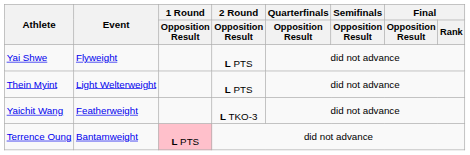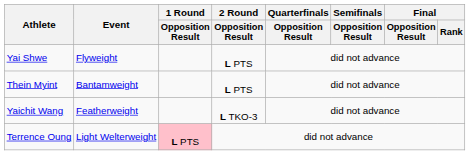(116, 85) Light Welterweight -> (107, 85) Bantamweight
(107, 137) Bantamweight -> (116, 137) Light Welterweight
